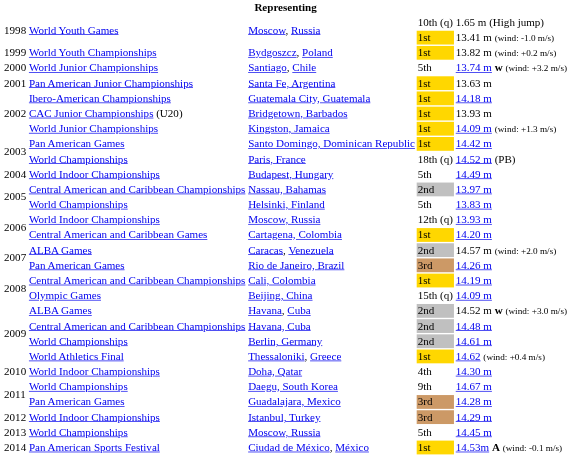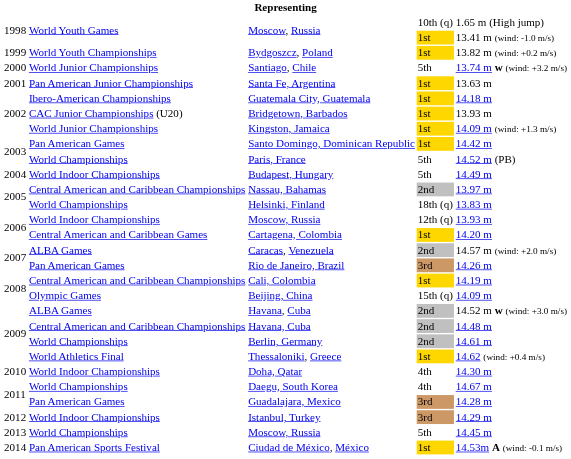(435, 159) 18th (q) -> (425, 159) 5th
(425, 204) 5th -> (435, 204) 18th (q)
(425, 386) 9th -> (425, 386) 4th
